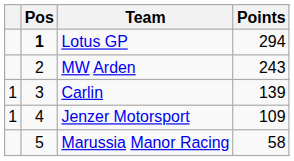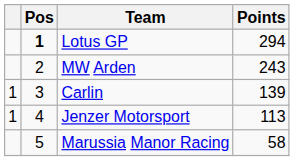(272, 117) 109 -> (273, 117) 113
